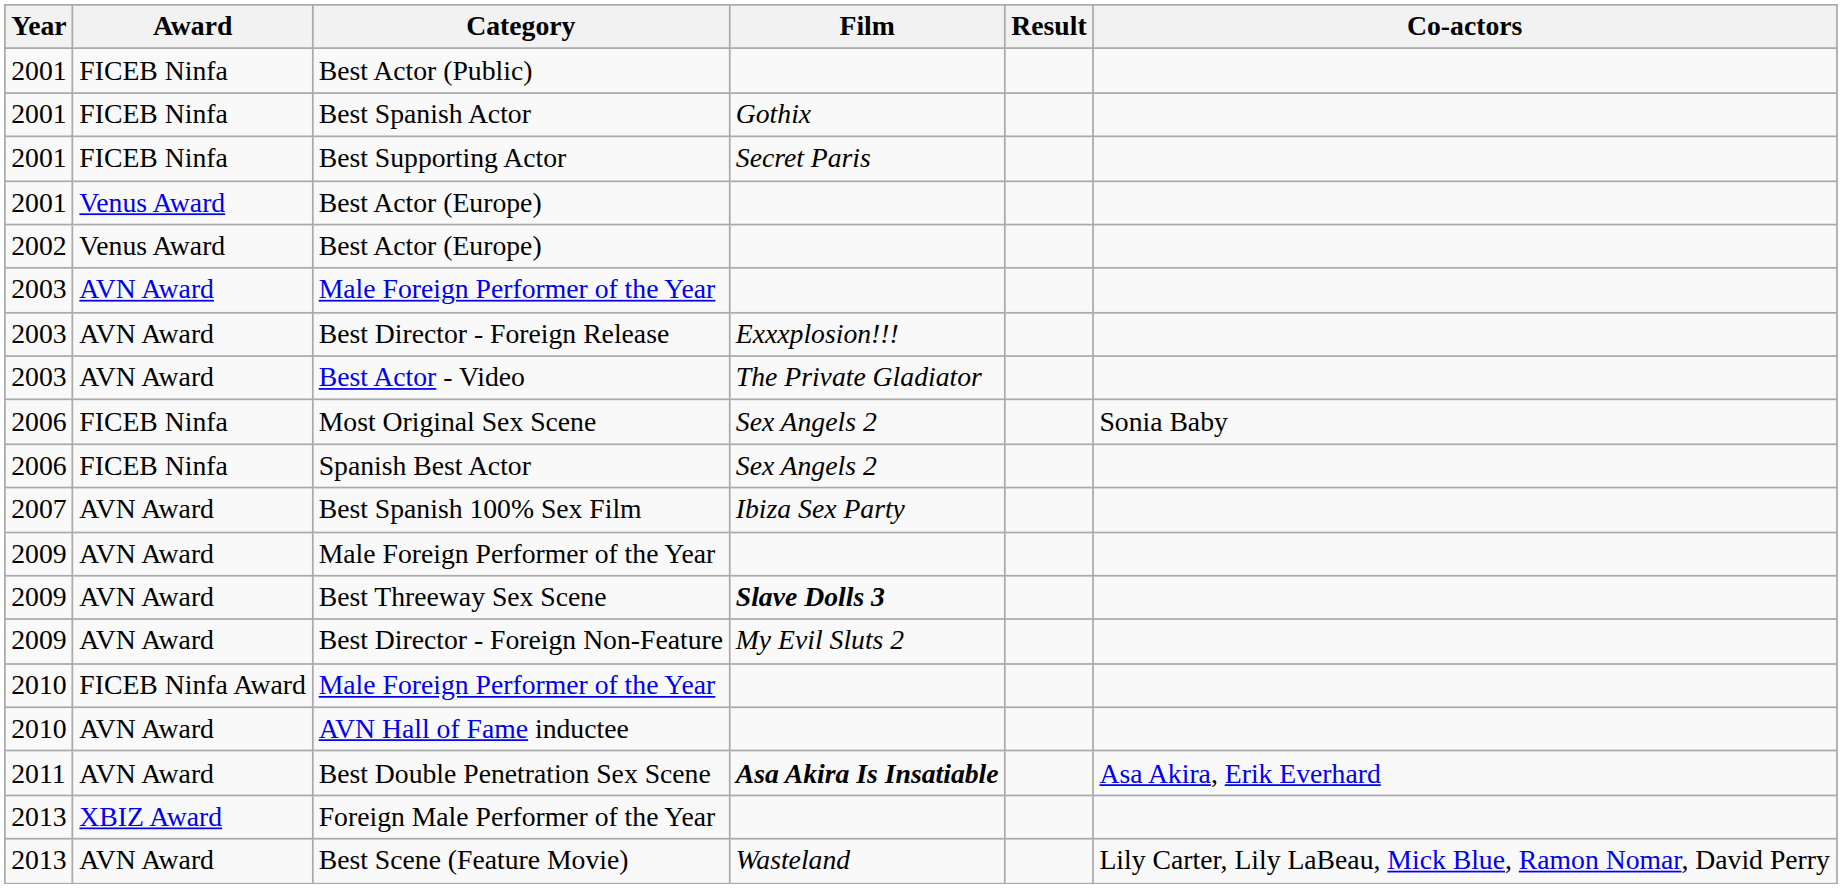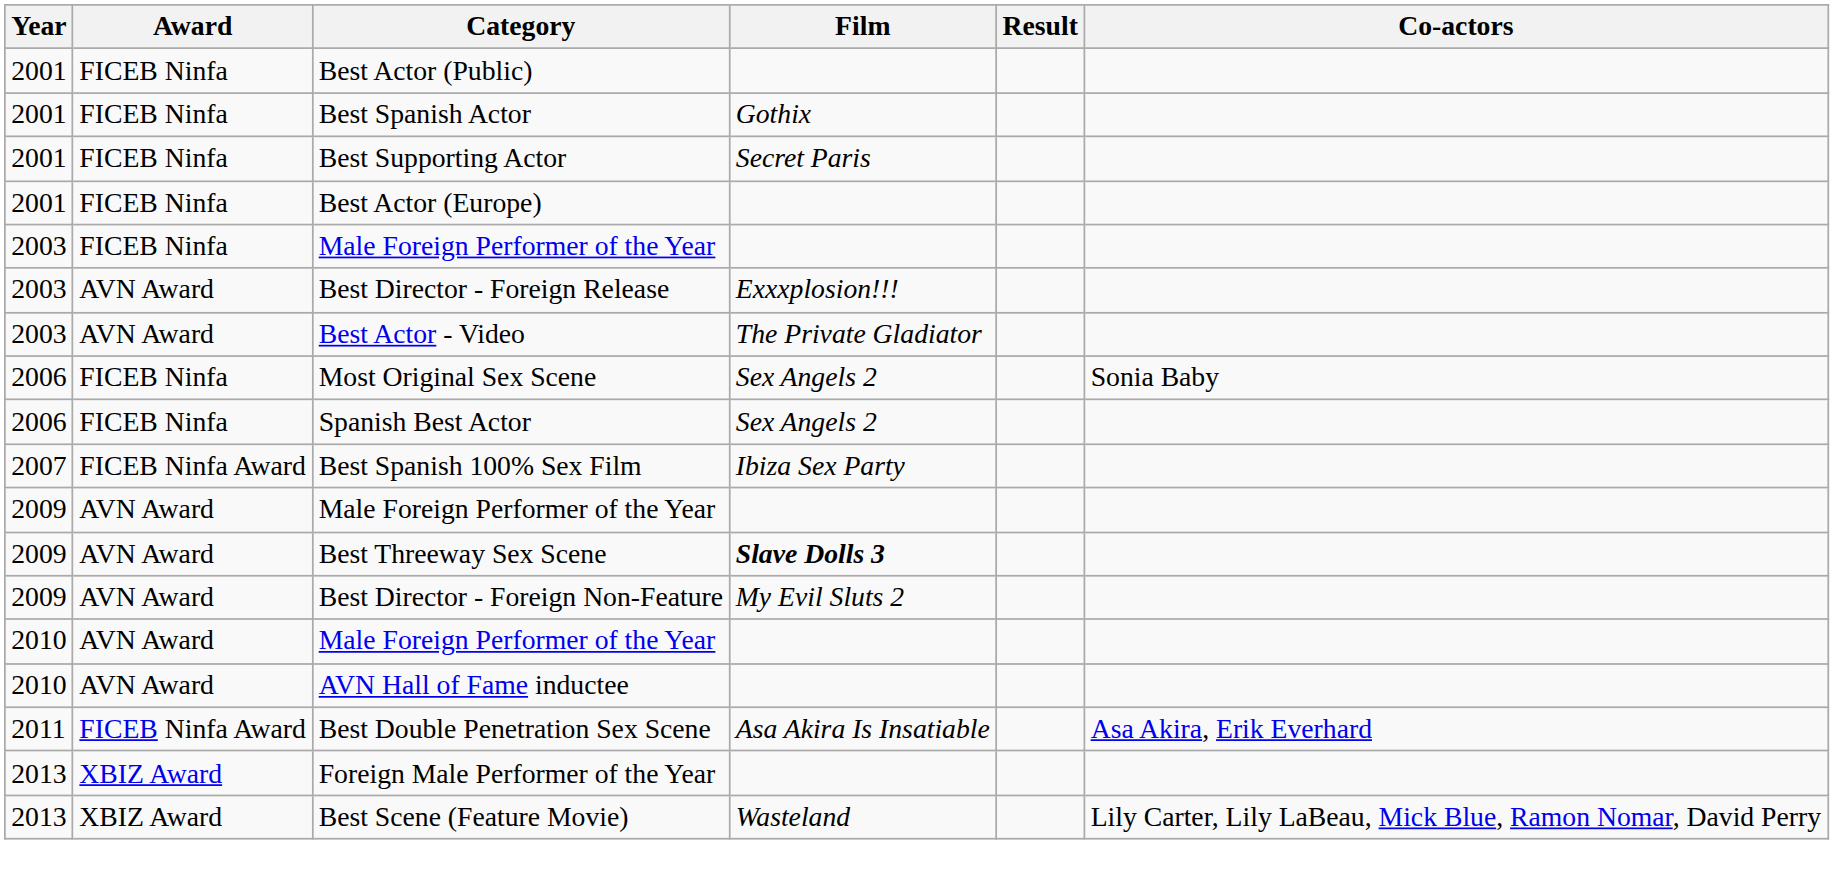(152, 202) Venus Award -> (154, 202) FICEB Ninfa
- row: (39, 245)
(147, 289) AVN Award -> (154, 245) FICEB Ninfa
(147, 509) AVN Award -> (193, 465) FICEB Ninfa Award
(193, 684) FICEB Ninfa Award -> (147, 641) AVN Award
(147, 772) AVN Award -> (193, 728) FICEB Ninfa Award
(867, 772) bold -> (863, 728) normal
(147, 860) AVN Award -> (151, 816) XBIZ Award
